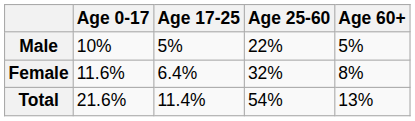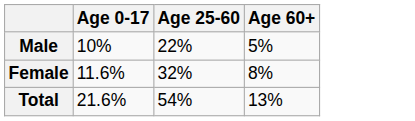- column: (199, 18)
